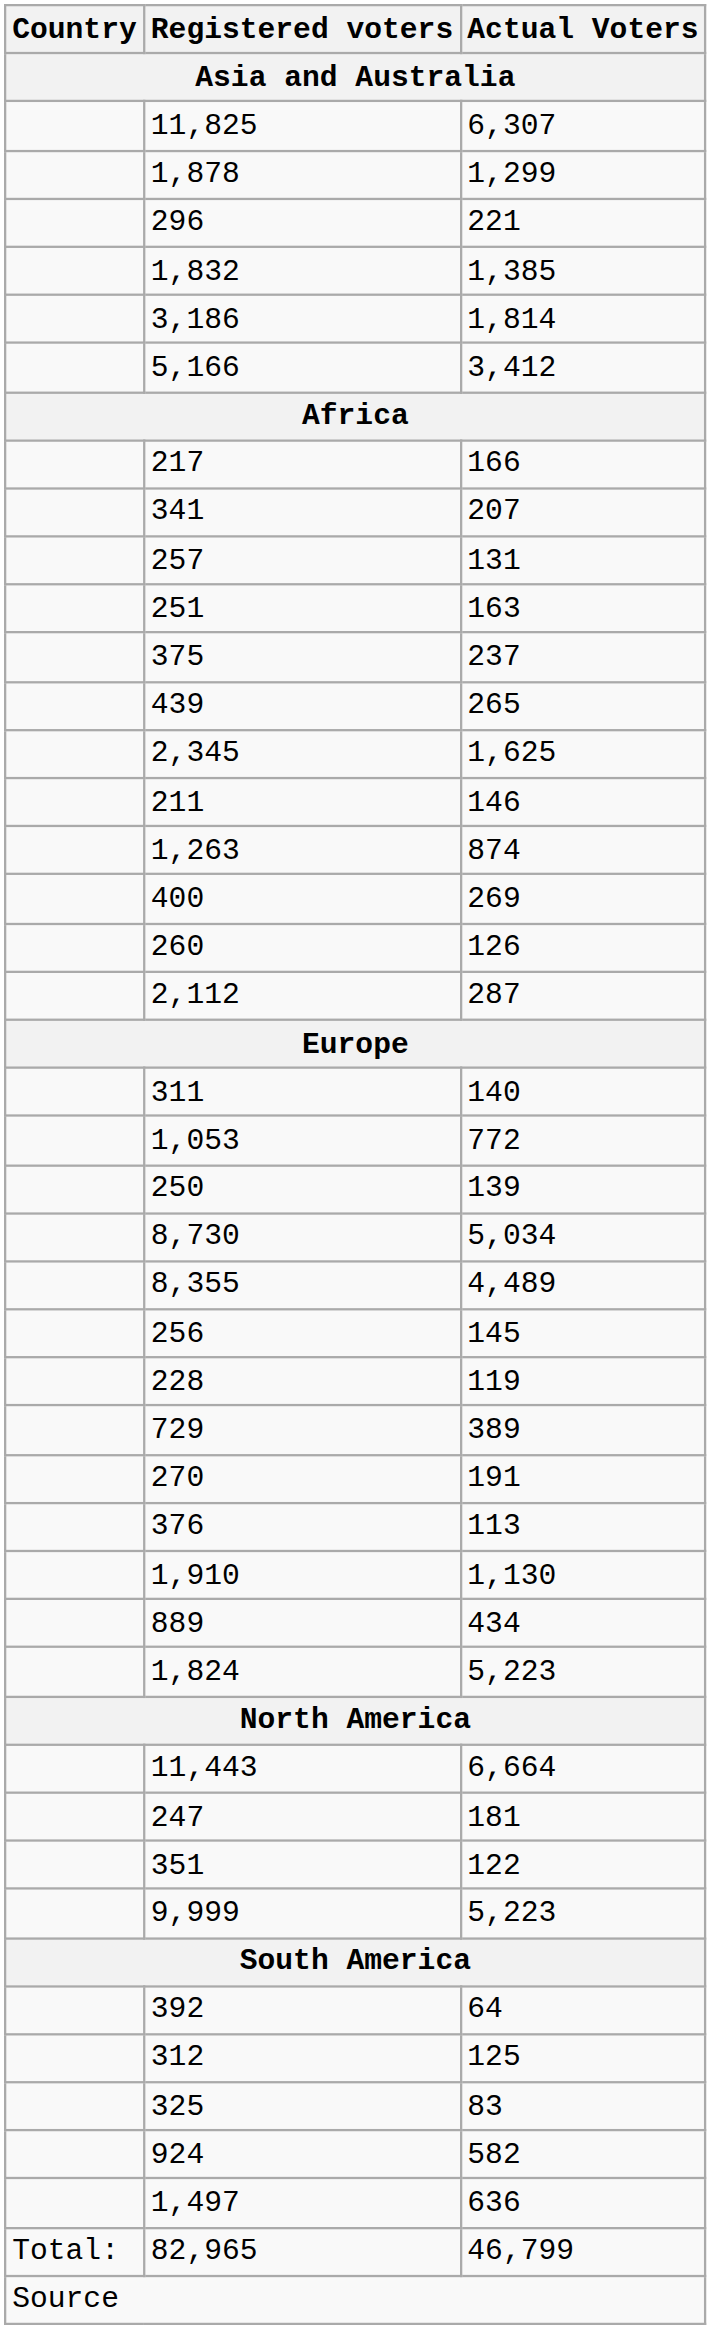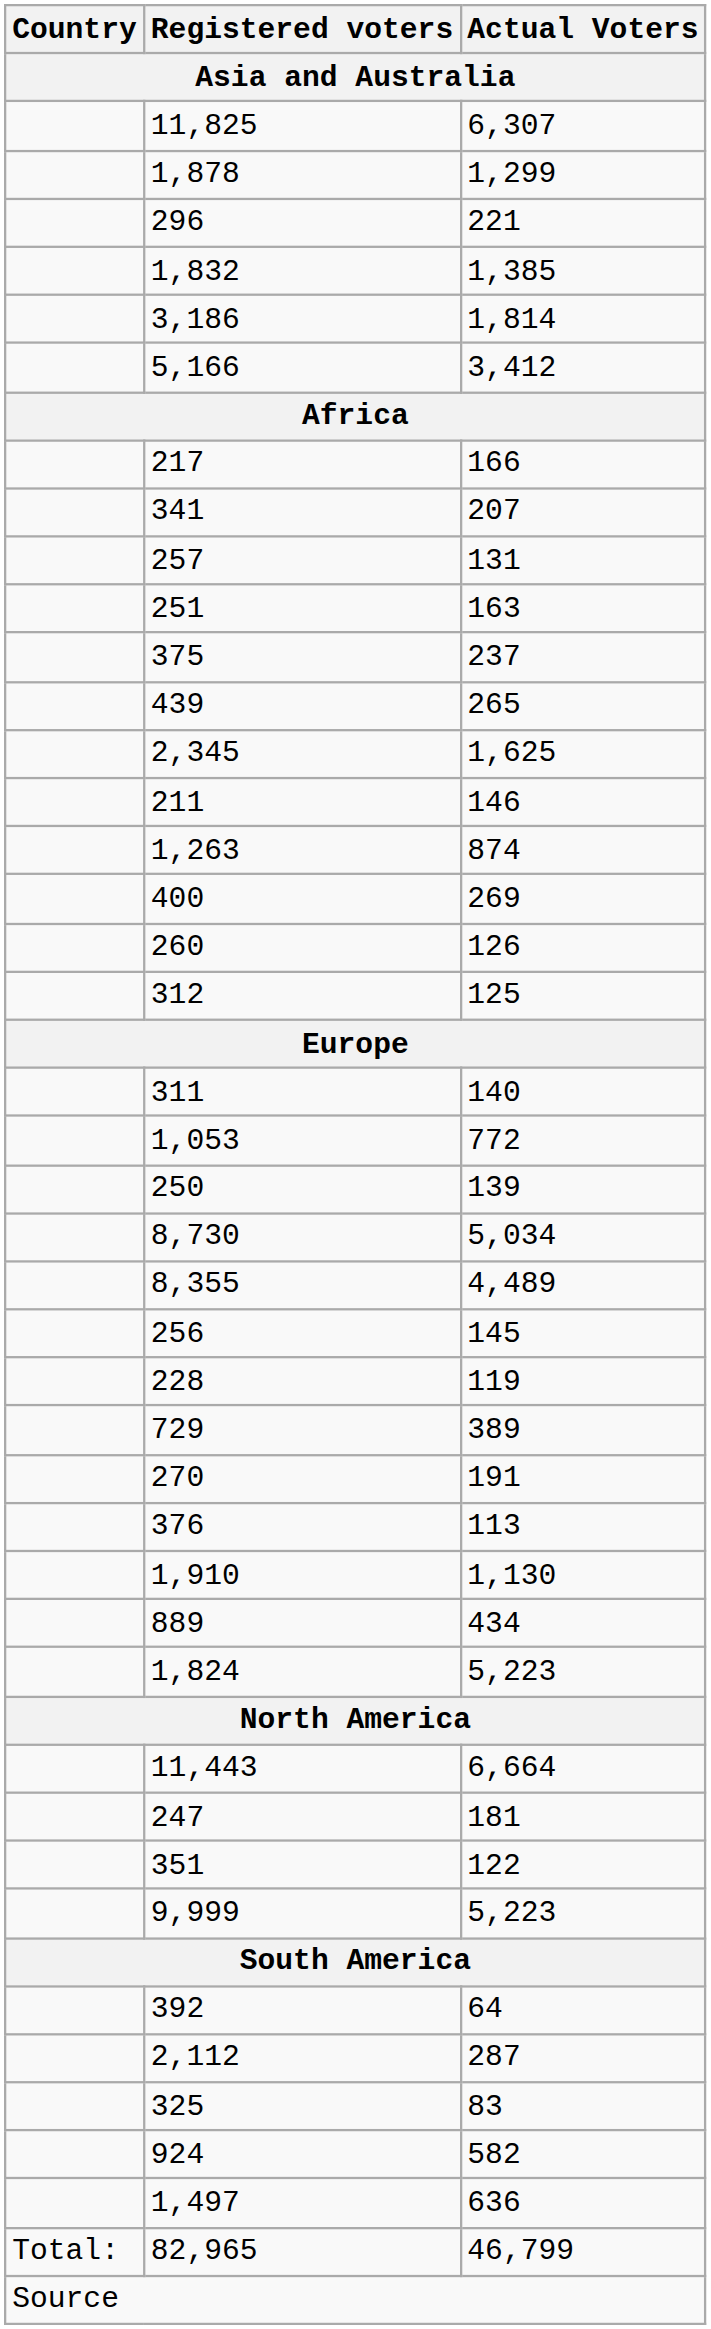rows swapped: (177, 2058) <-> (195, 995)
